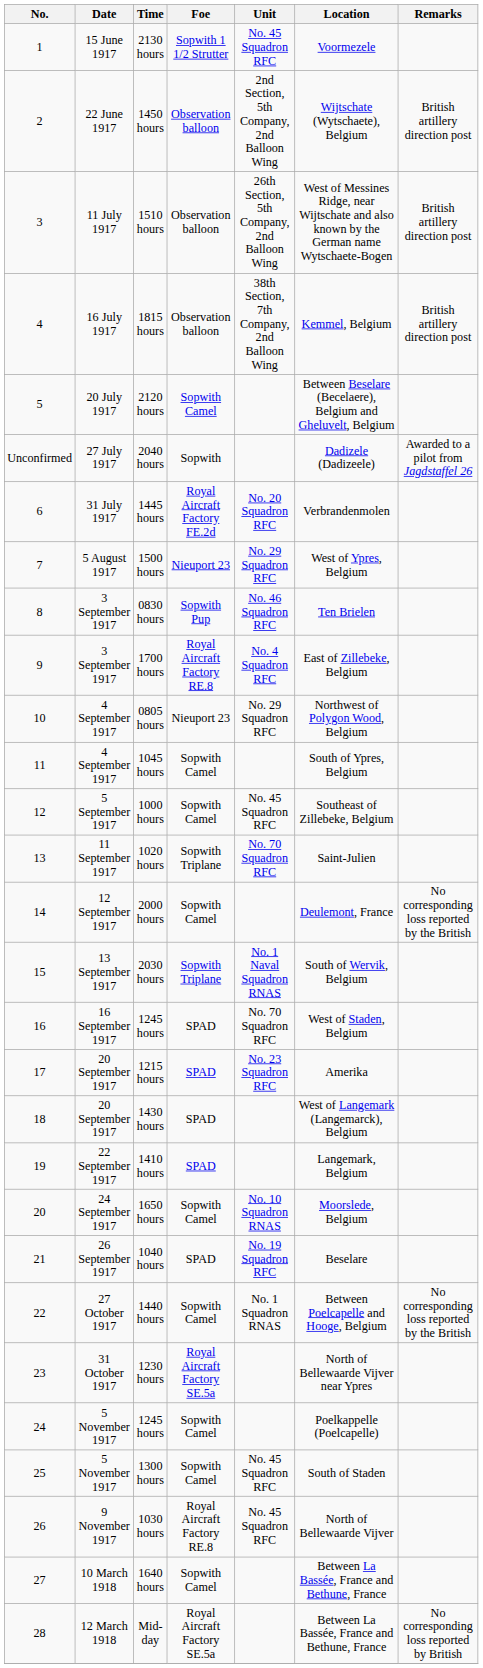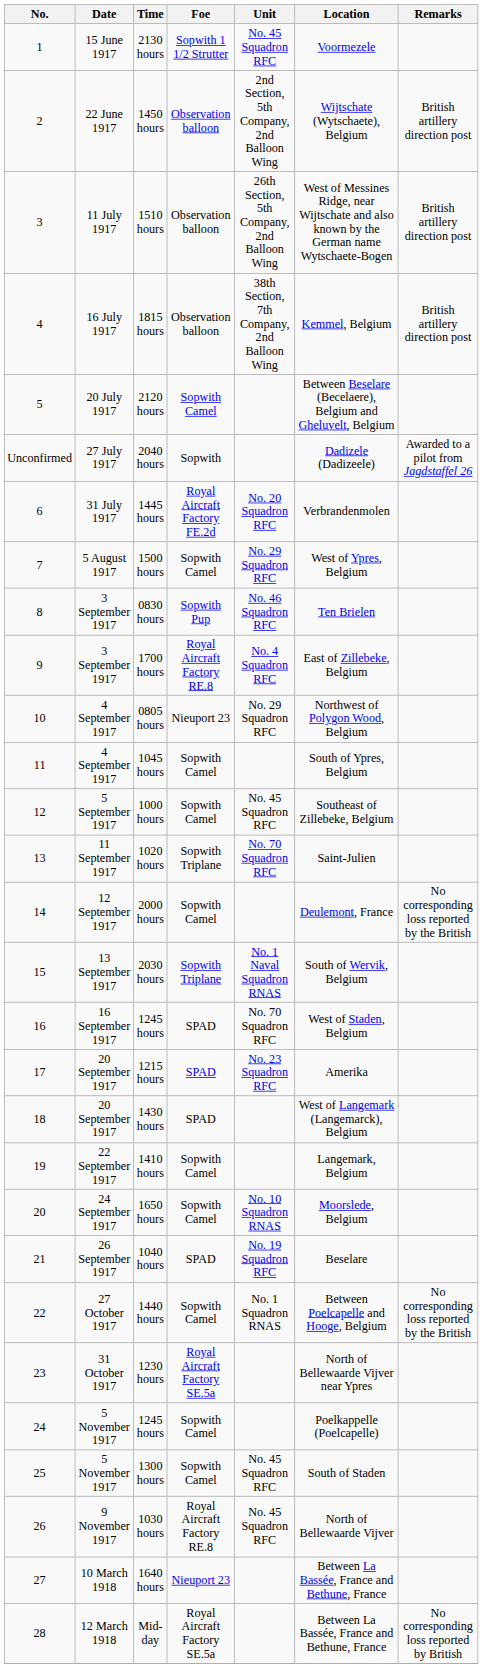(201, 565) Nieuport 23 -> (201, 565) Sopwith Camel
(201, 1165) SPAD -> (201, 1165) Sopwith Camel
(201, 1580) Sopwith Camel -> (201, 1580) Nieuport 23
